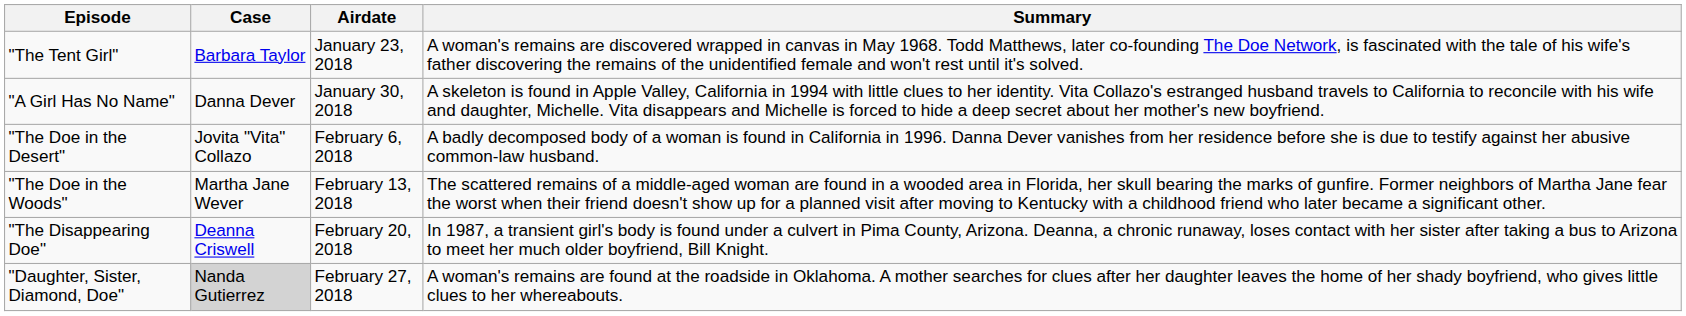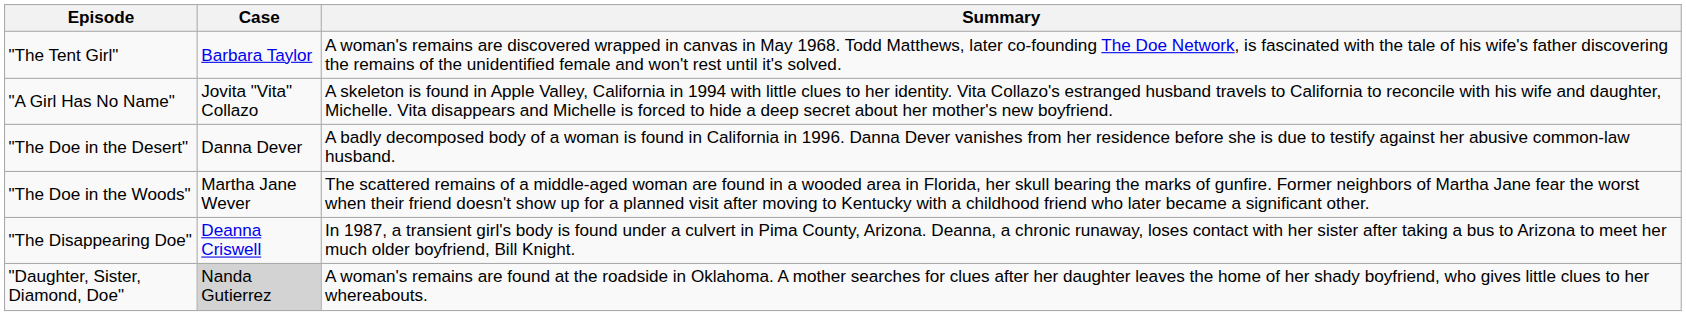- column: (367, 18)
(245, 101) Danna Dever -> (247, 101) Jovita "Vita" Collazo
(240, 147) Jovita "Vita" Collazo -> (252, 147) Danna Dever
